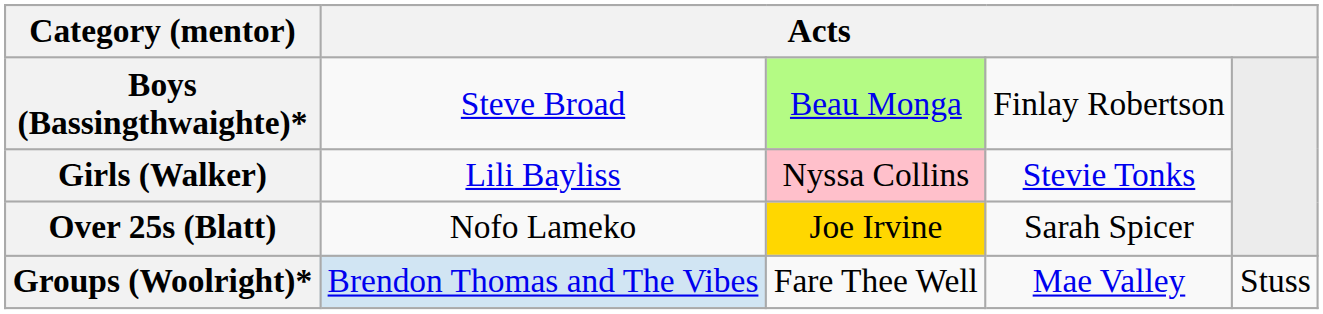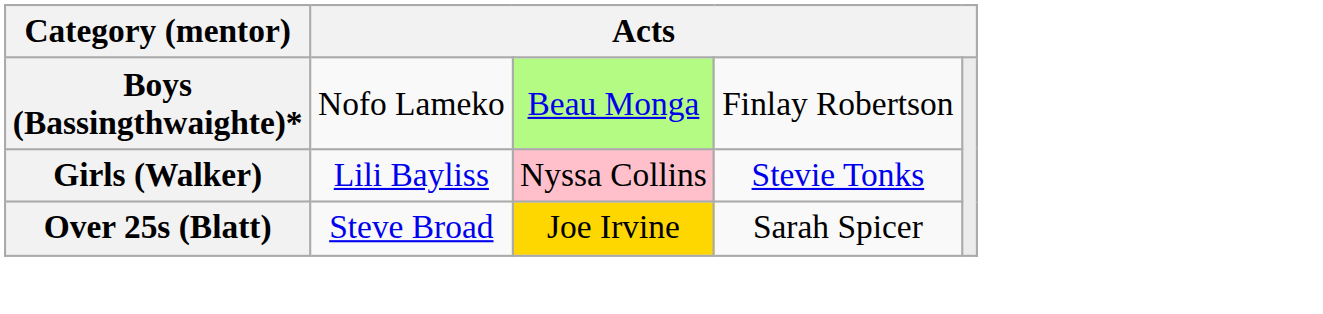(543, 102) Steve Broad -> (411, 102) Nofo Lameko
(543, 227) Nofo Lameko -> (411, 227) Steve Broad
- row: (162, 280)
